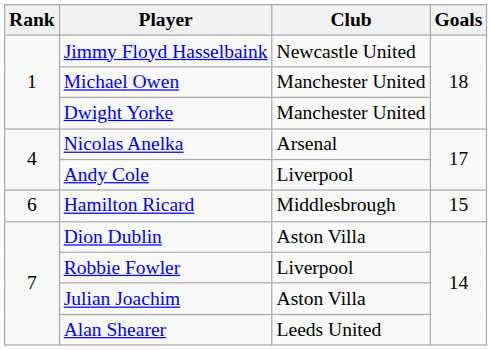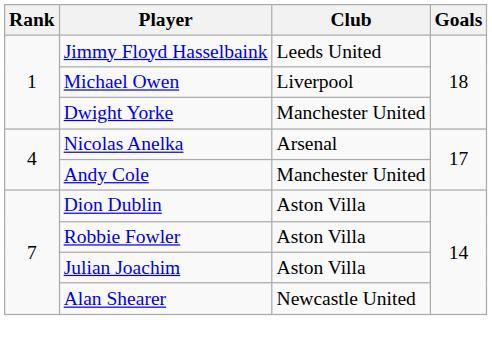(346, 50) Newcastle United -> (329, 50) Leeds United
(351, 81) Manchester United -> (315, 81) Liverpool
(315, 174) Liverpool -> (351, 174) Manchester United
- row: (129, 205)
(315, 267) Liverpool -> (321, 236) Aston Villa
(329, 329) Leeds United -> (346, 298) Newcastle United
